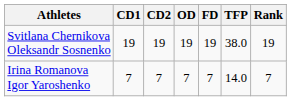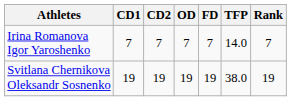rows swapped: (59, 43) <-> (49, 78)
